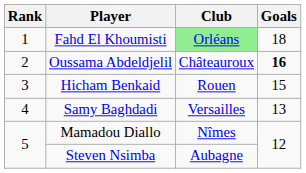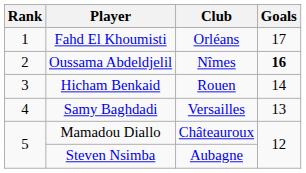(216, 39) lightgreen background -> (216, 39) no background
(279, 39) 18 -> (279, 39) 17
(216, 62) Châteauroux -> (216, 62) Nîmes
(279, 86) 15 -> (279, 86) 14
(216, 132) Nîmes -> (216, 132) Châteauroux
